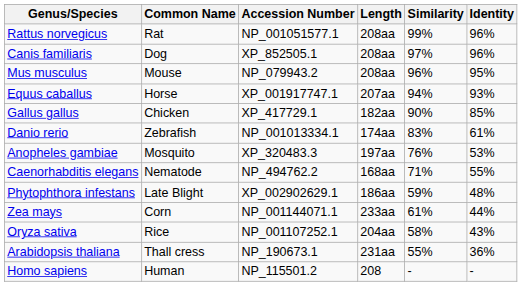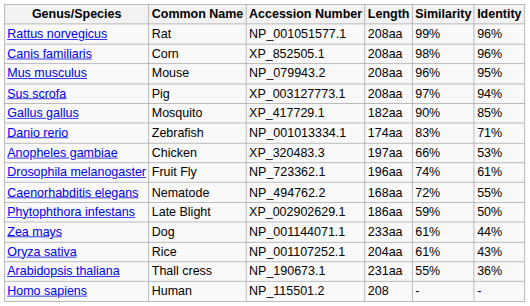(156, 53) Dog -> (165, 53) Corn
(420, 53) 97% -> (428, 53) 98%
+ row: (37, 93)
- row: (50, 93)
(167, 113) Chicken -> (177, 113) Mosquito
(482, 133) 61% -> (490, 133) 71%
(169, 152) Mosquito -> (174, 152) Chicken
(420, 152) 76% -> (428, 152) 66%
+ row: (77, 172)
(420, 172) 71% -> (428, 192) 72%
(482, 192) 48% -> (490, 212) 50%
(158, 212) Corn -> (163, 232) Dog
(420, 232) 58% -> (428, 251) 61%
